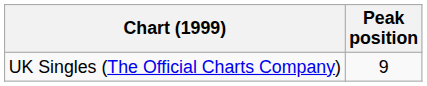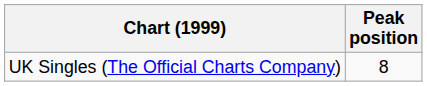(384, 66) 9 -> (384, 66) 8
